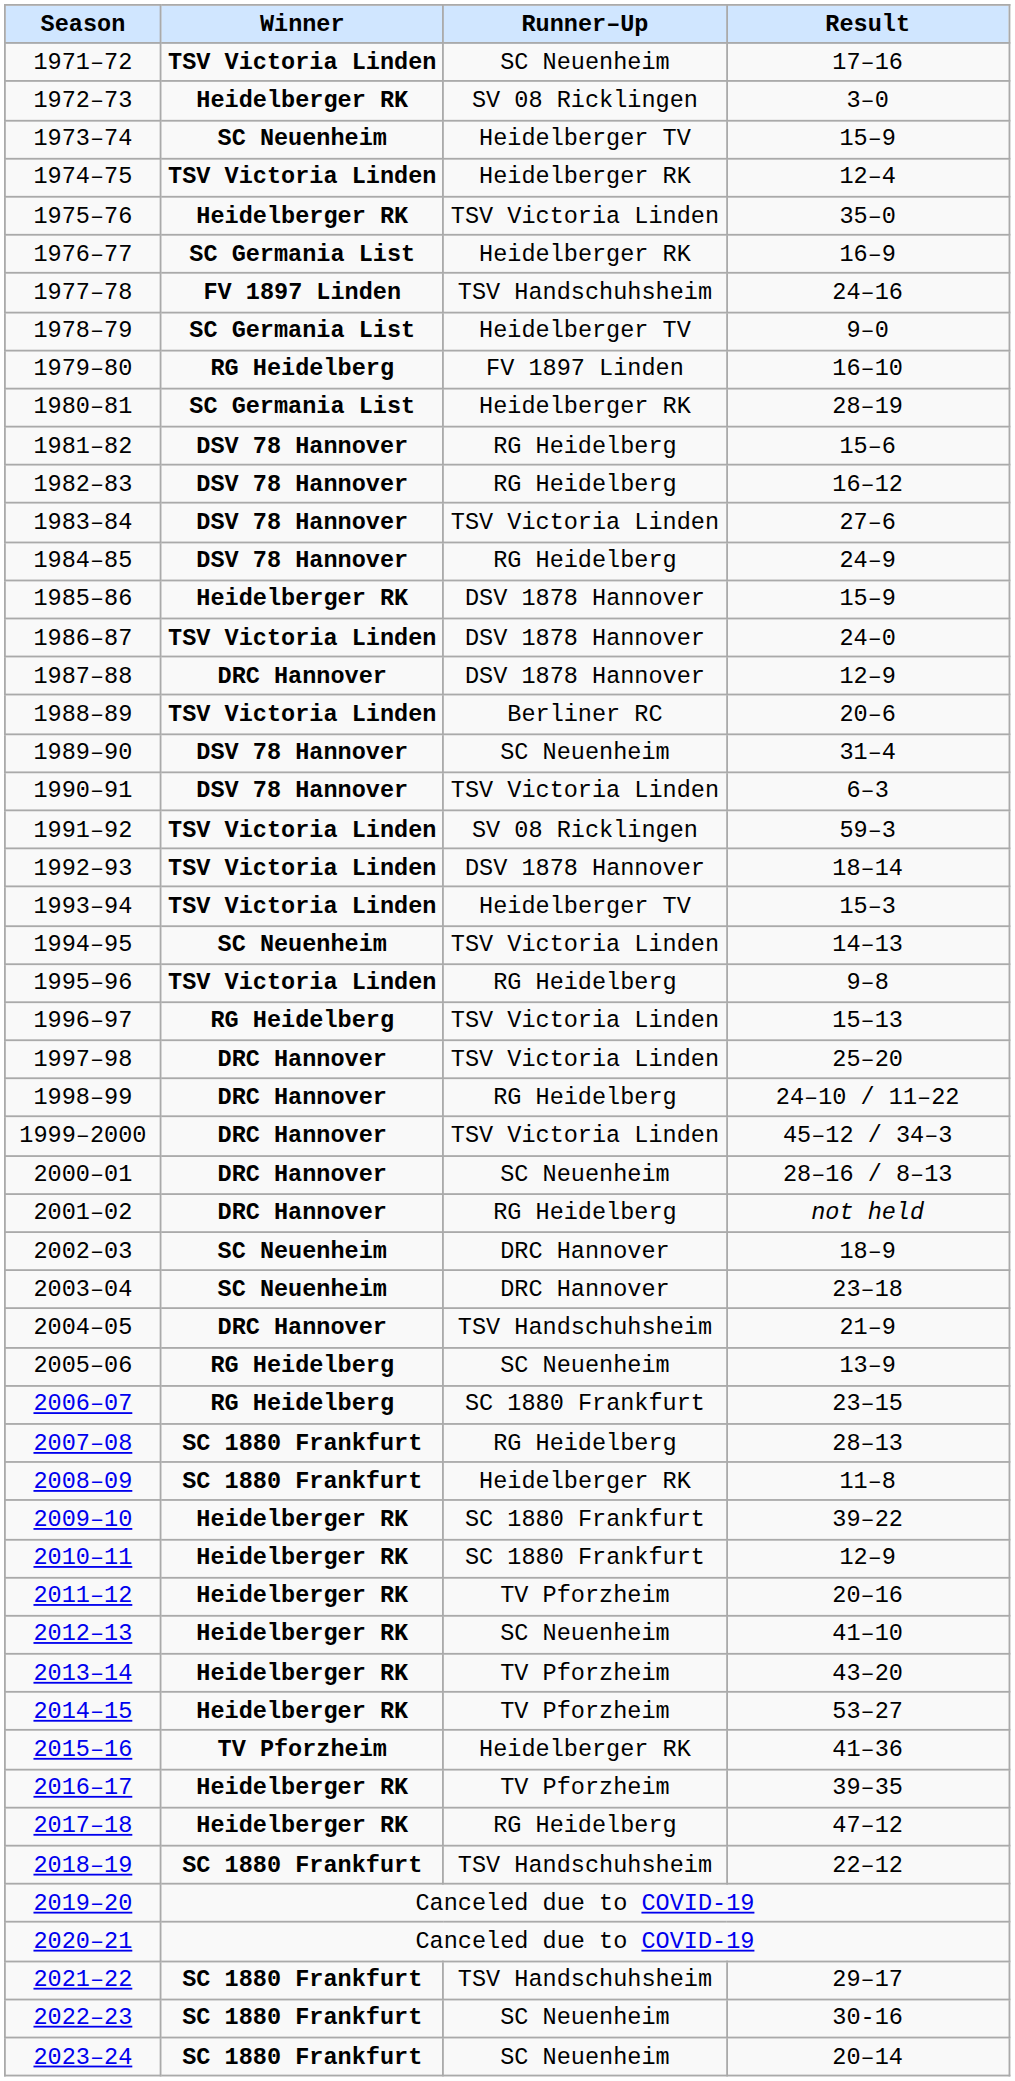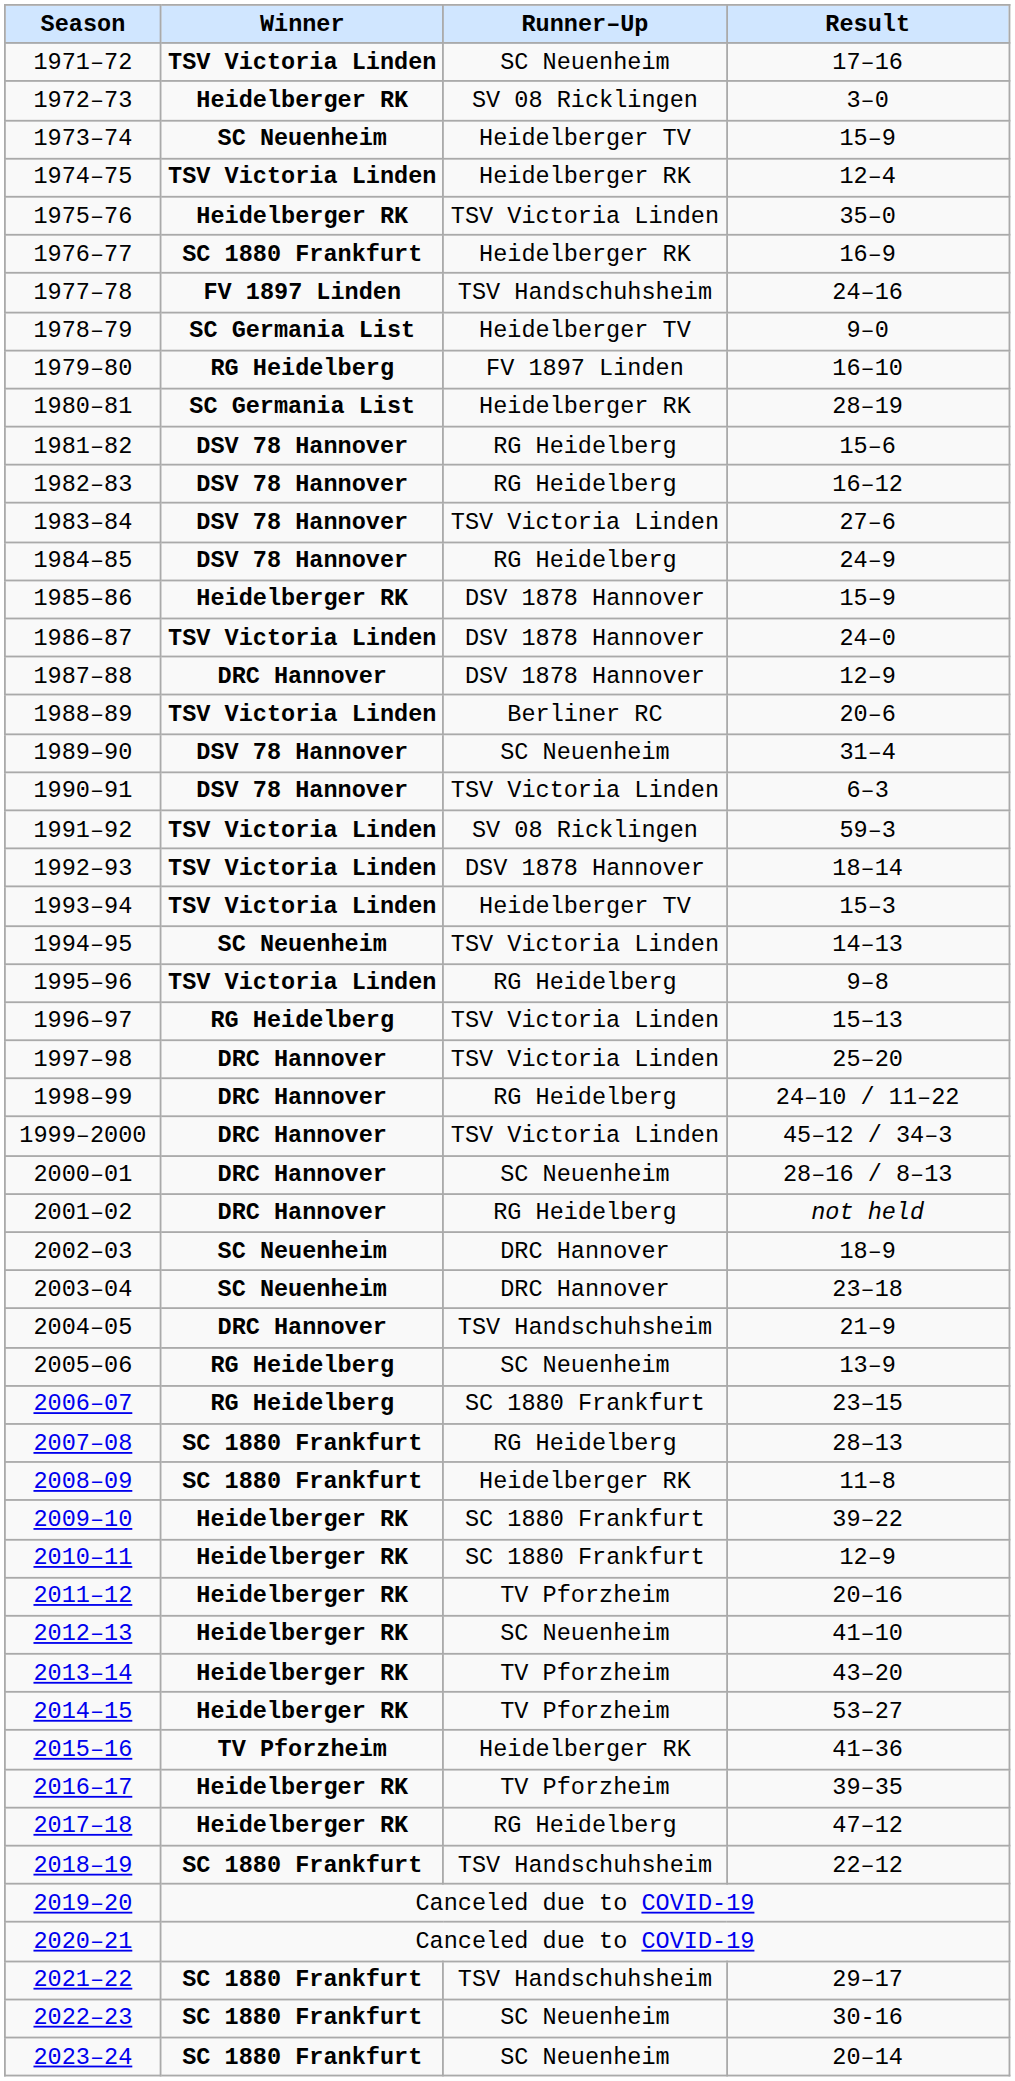(302, 254) SC Germania List -> (302, 254) SC 1880 Frankfurt
